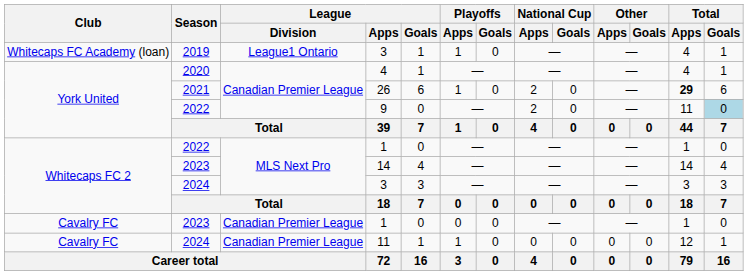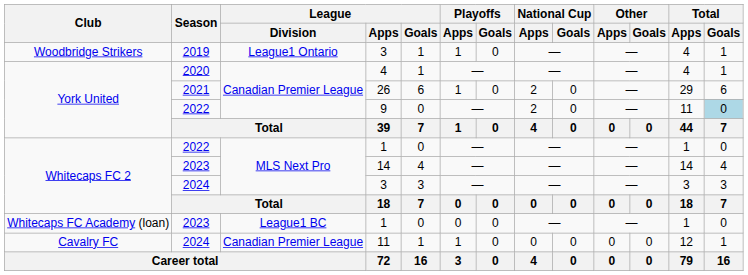(88, 52) Whitecaps FC Academy (loan) -> (88, 52) Woodbridge Strikers
(686, 90) bold -> (686, 90) normal
(88, 223) Cavalry FC -> (88, 223) Whitecaps FC Academy (loan)
(293, 223) Canadian Premier League -> (293, 223) League1 BC
